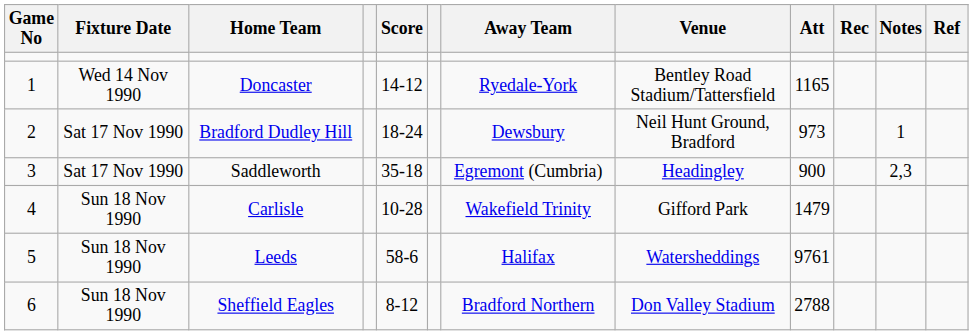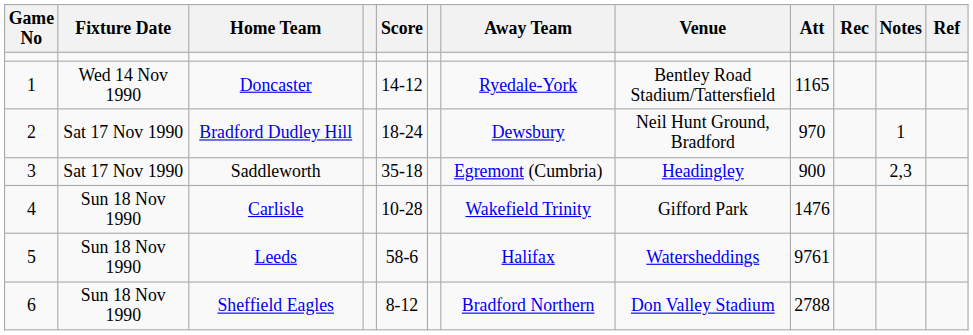(812, 133) 973 -> (812, 133) 970
(812, 209) 1479 -> (812, 209) 1476
